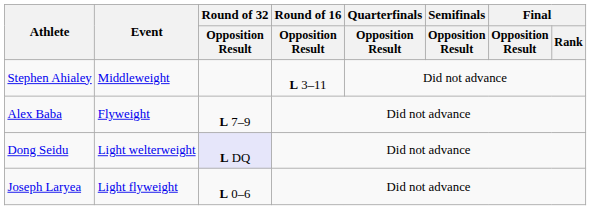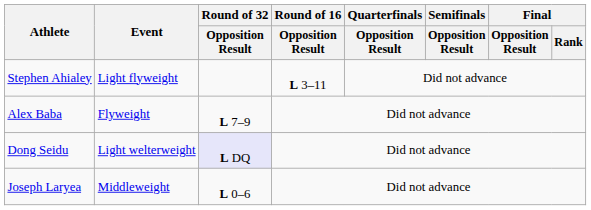(134, 78) Middleweight -> (138, 78) Light flyweight
(138, 187) Light flyweight -> (134, 187) Middleweight
